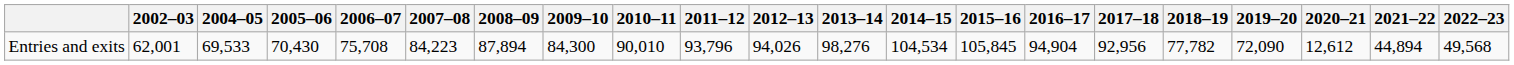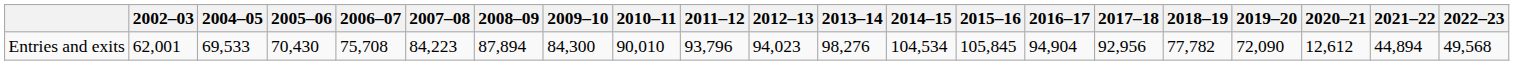(777, 45) 94,026 -> (777, 45) 94,023
